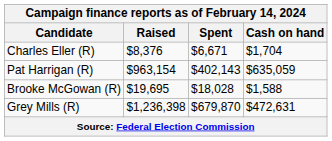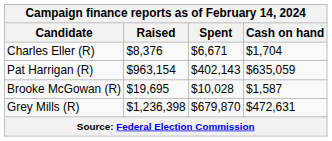(213, 88) $18,028 -> (213, 88) $10,028
(264, 88) $1,588 -> (264, 88) $1,587
